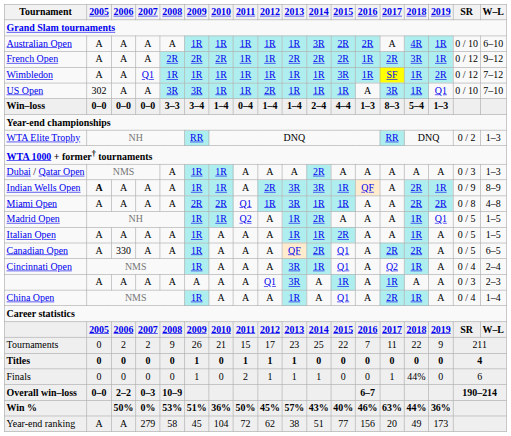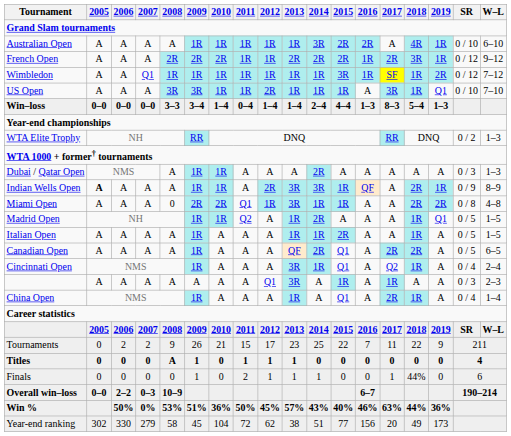(99, 91) 302 -> (99, 91) A
(172, 203) A -> (172, 203) 0
(123, 251) 330 -> (123, 251) A
(172, 361) 0 -> (172, 361) A
(99, 424) A -> (99, 424) 302
(123, 424) A -> (123, 424) 330
